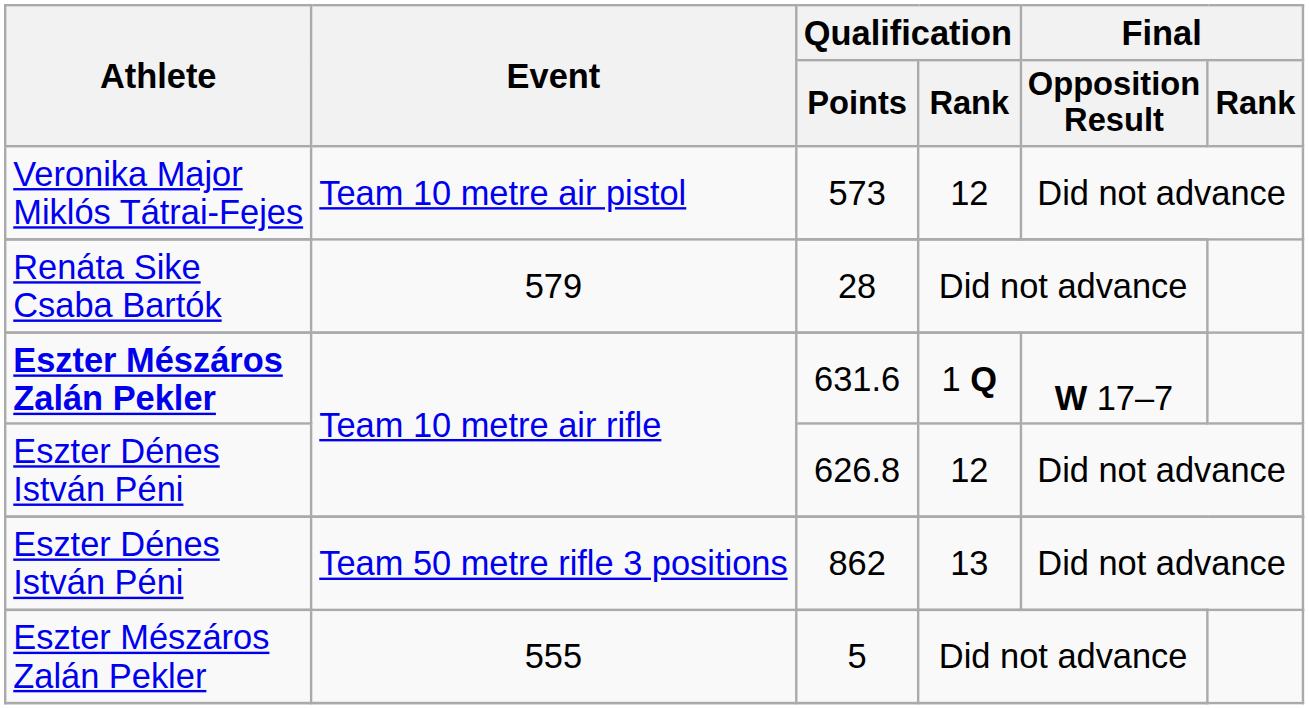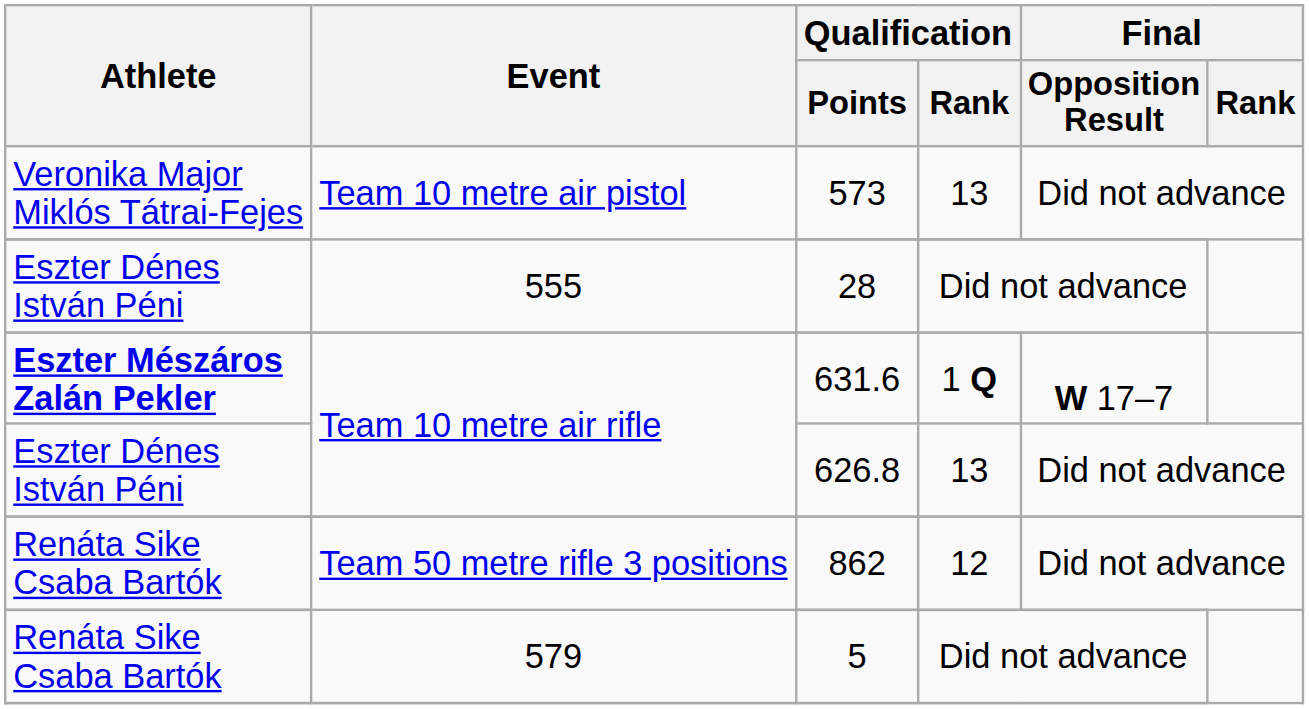(969, 193) 12 -> (969, 193) 13
(117, 286) Renáta Sike Csaba Bartók -> (116, 286) Eszter Dénes István Péni
(553, 286) 579 -> (553, 286) 555
(969, 471) 12 -> (969, 471) 13
(116, 564) Eszter Dénes István Péni -> (117, 564) Renáta Sike Csaba Bartók
(969, 564) 13 -> (969, 564) 12
(141, 656) Eszter Mészáros Zalán Pekler -> (117, 656) Renáta Sike Csaba Bartók
(553, 656) 555 -> (553, 656) 579
